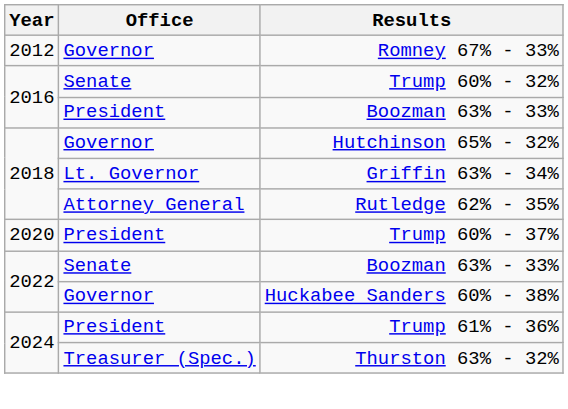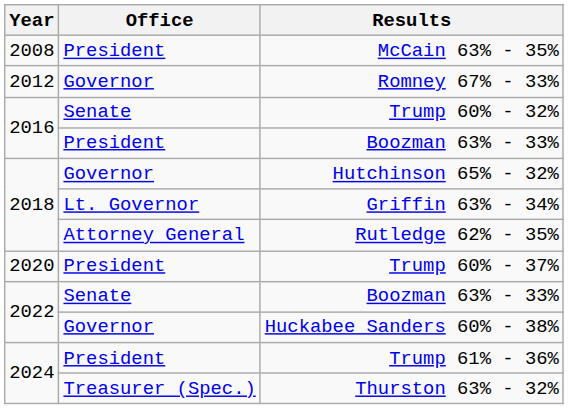+ row: (32, 51)
